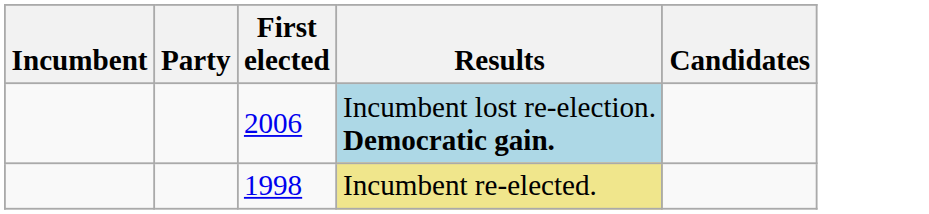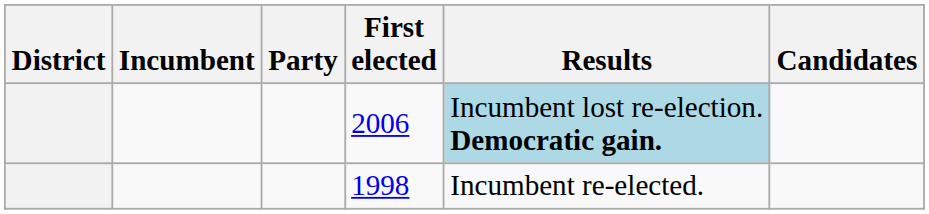+ column: (59, 60)
(470, 185) khaki background -> (577, 185) no background
